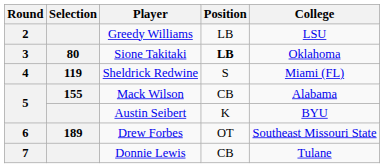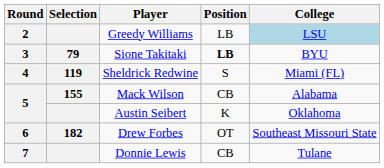(315, 34) no background -> (315, 34) lightblue background
(73, 53) 80 -> (73, 53) 79
(315, 53) Oklahoma -> (315, 53) BYU
(315, 113) BYU -> (315, 113) Oklahoma
(73, 133) 189 -> (73, 133) 182
